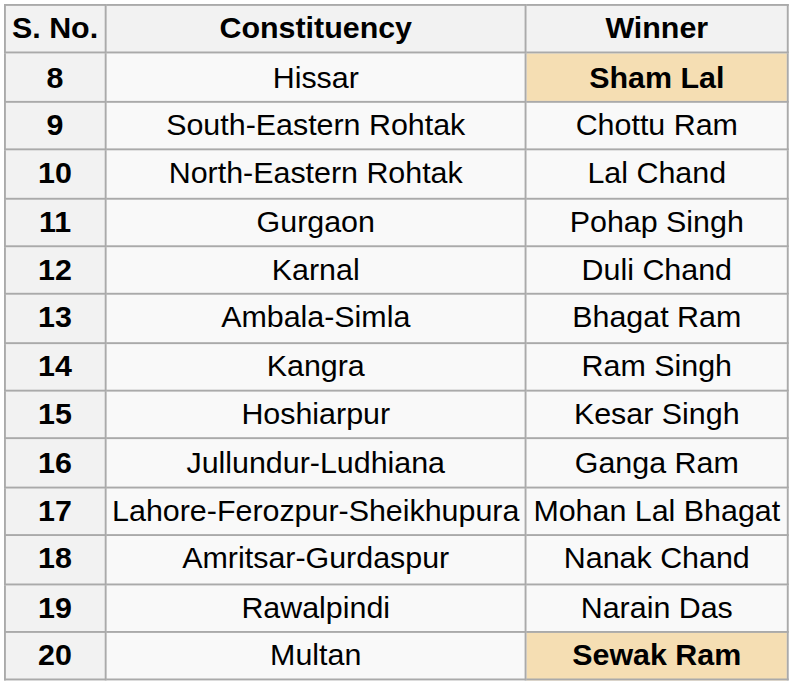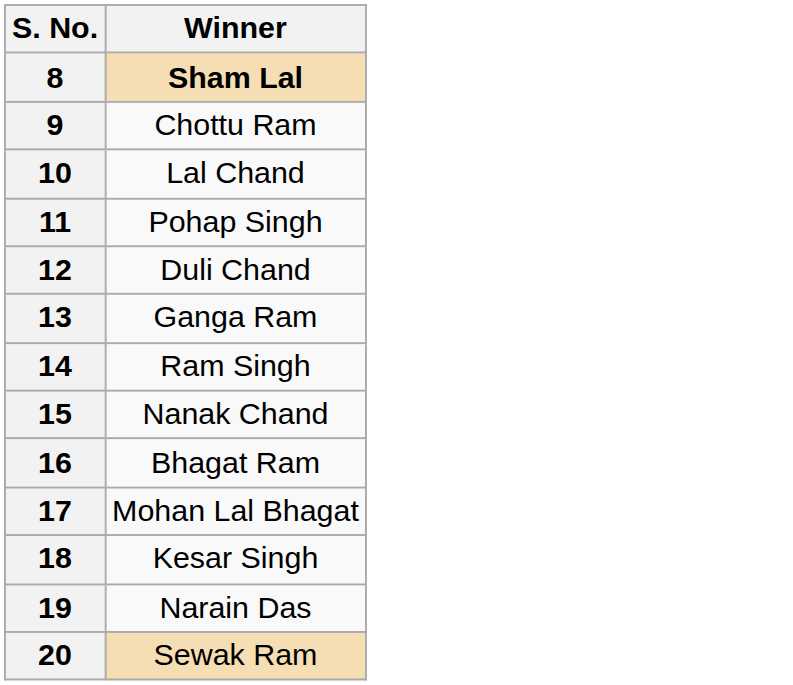- column: (316, 28)
(657, 317) Bhagat Ram -> (235, 317) Ganga Ram
(657, 414) Kesar Singh -> (236, 414) Nanak Chand
(657, 462) Ganga Ram -> (236, 462) Bhagat Ram
(657, 558) Nanak Chand -> (235, 558) Kesar Singh
(657, 655) bold -> (236, 655) normal
